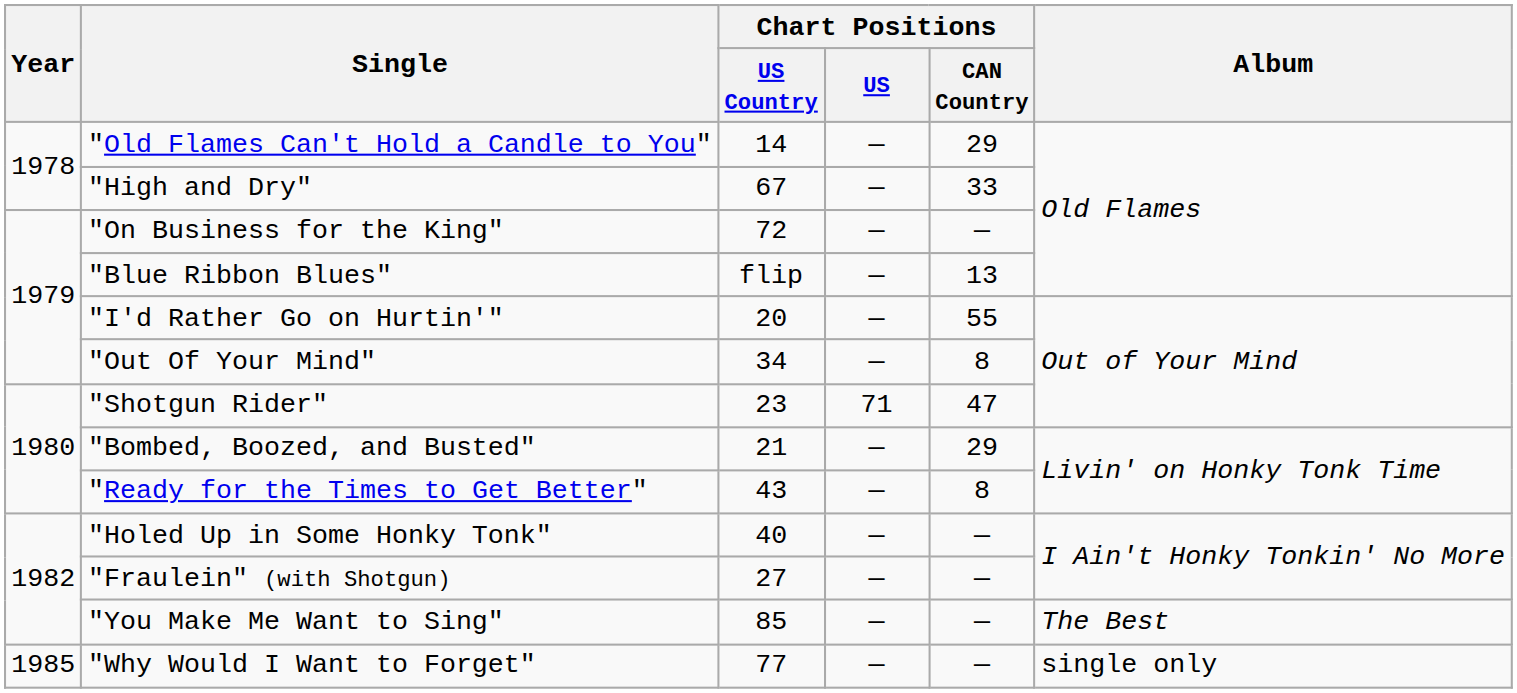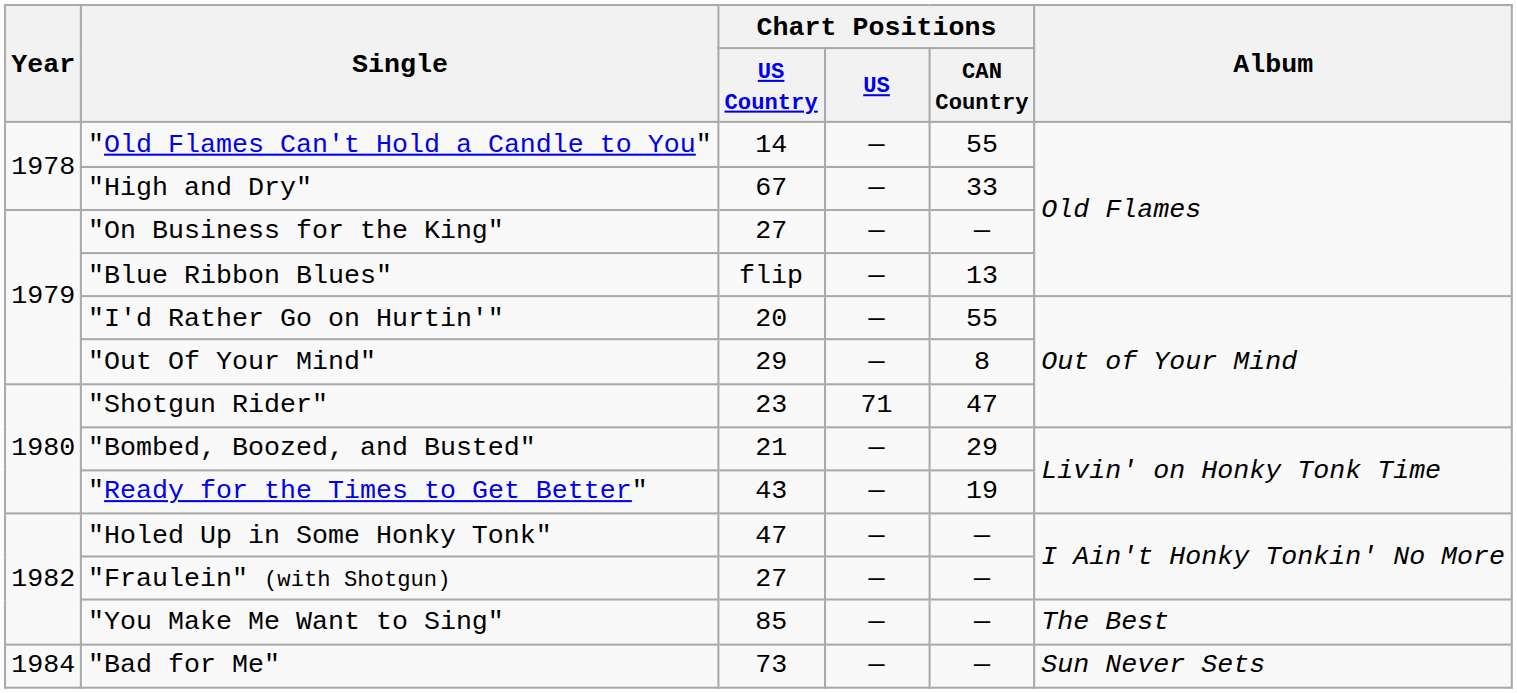(982, 144) 29 -> (982, 144) 55
(771, 231) 72 -> (771, 231) 27
(771, 362) 34 -> (771, 362) 29
(982, 492) 8 -> (982, 492) 19
(771, 535) 40 -> (771, 535) 47
+ row: (184, 666)
- row: (312, 666)
